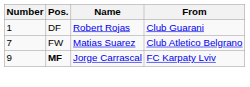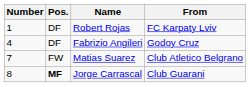(175, 27) Club Guarani -> (182, 27) FC Karpaty Lviv
+ row: (108, 43)
(9, 58) 9 -> (9, 74) 8
(181, 58) FC Karpaty Lviv -> (176, 74) Club Guarani
